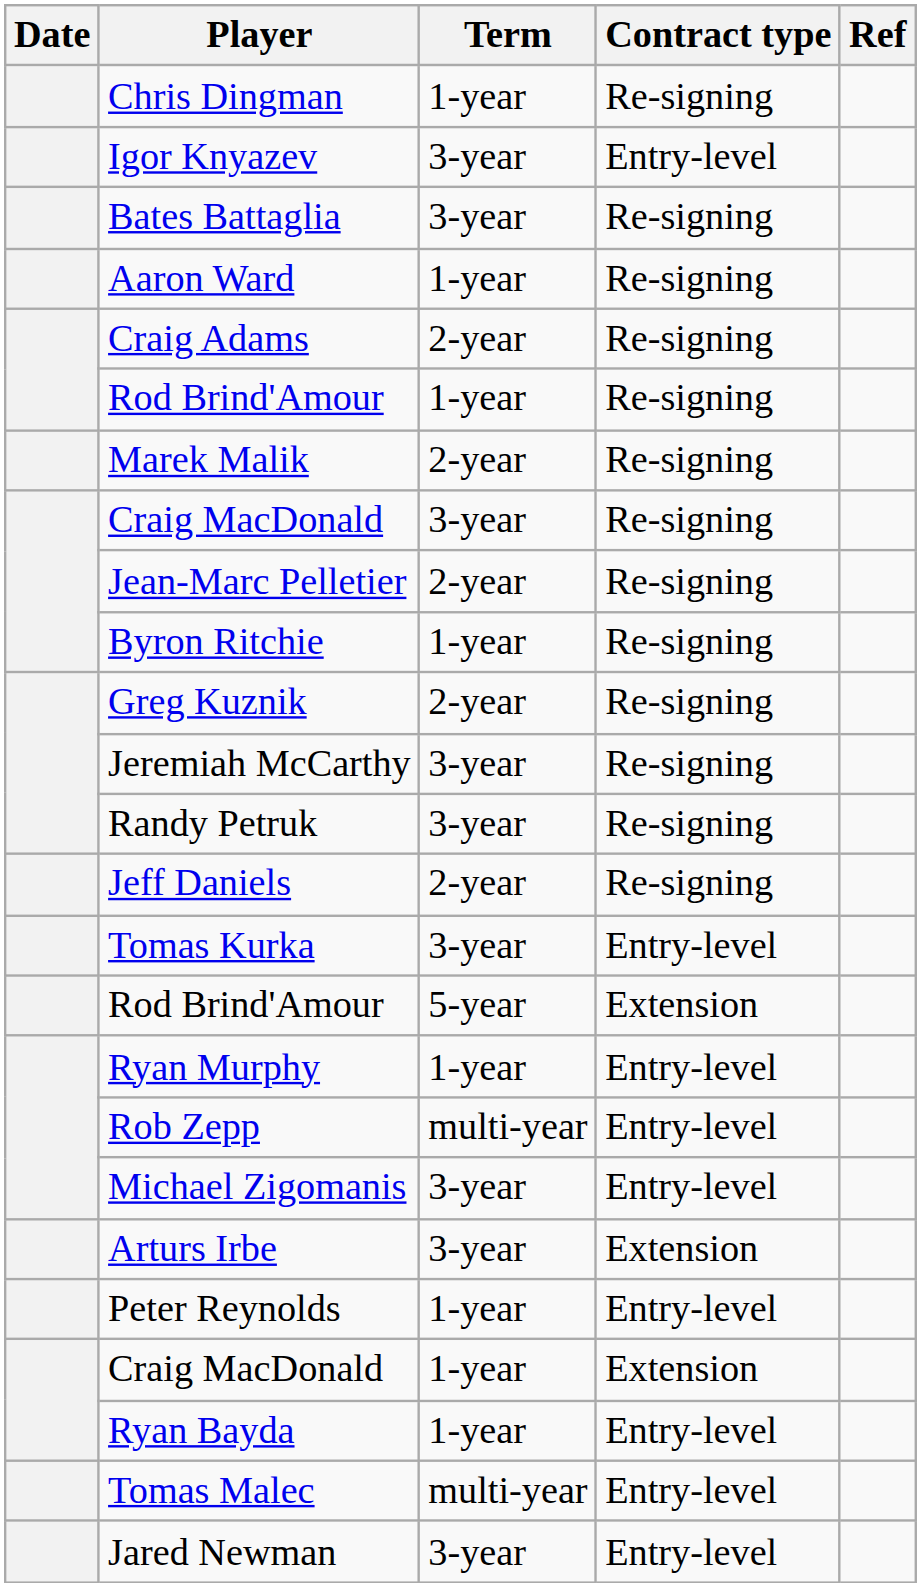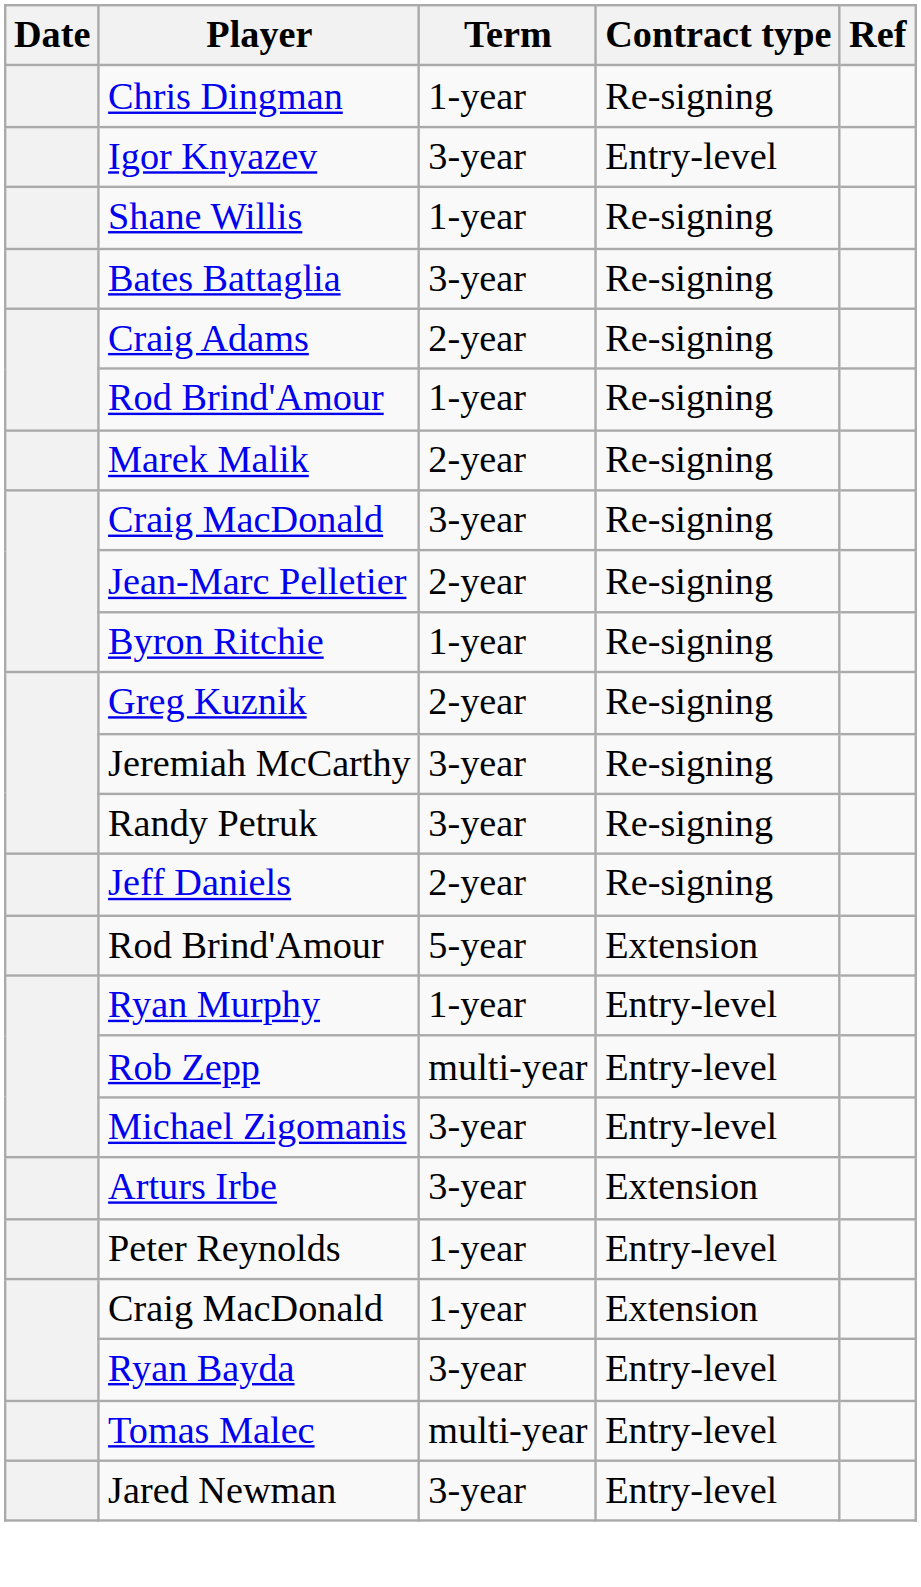+ row: (205, 216)
- row: (201, 277)
- row: (211, 944)
(477, 1429) 1-year -> (477, 1369) 3-year
